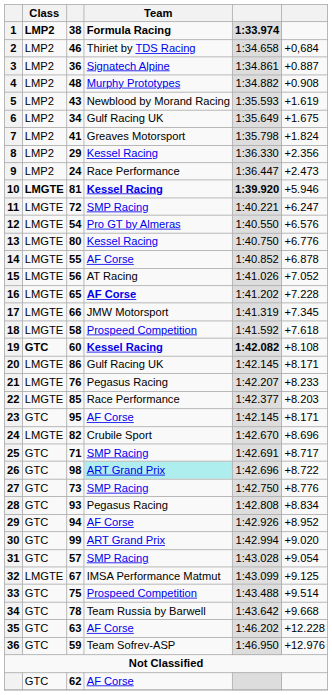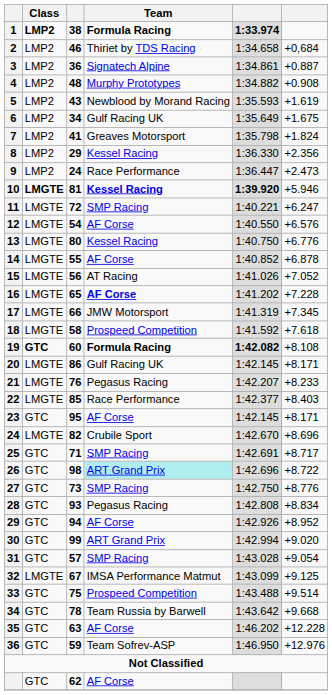(134, 224) Pro GT by Almeras -> (110, 224) AF Corse
(125, 347) Kessel Racing -> (129, 347) Formula Racing
(302, 400) +8.203 -> (302, 400) +8.403
